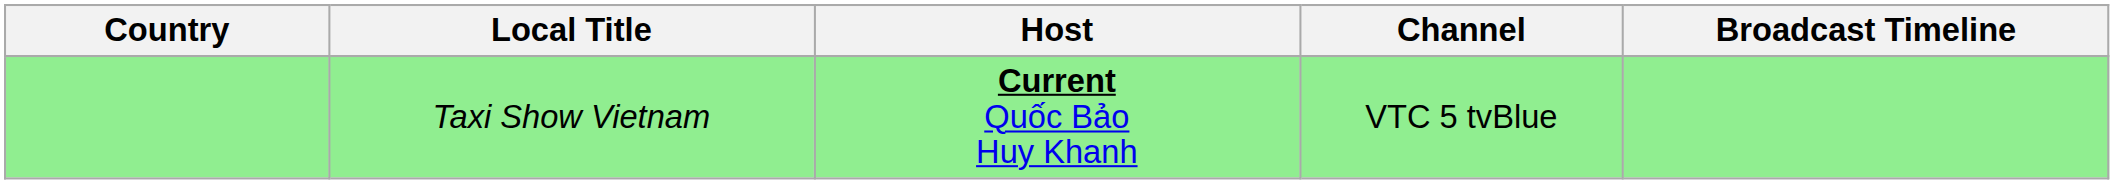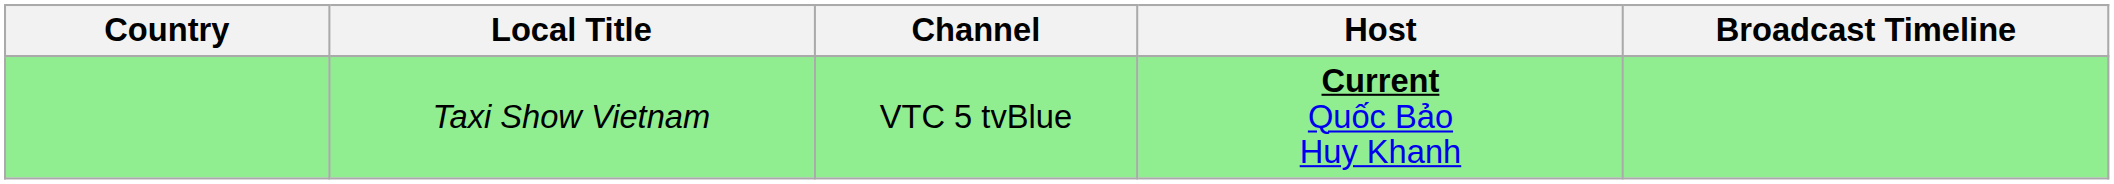columns swapped: (1057, 30) <-> (1461, 30)
